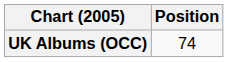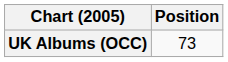(187, 43) 74 -> (187, 43) 73
